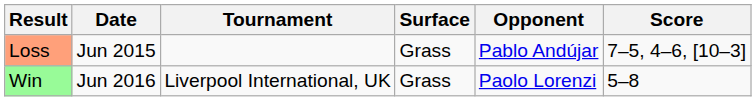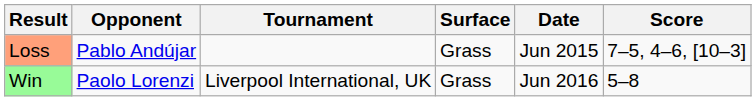columns swapped: (116, 19) <-> (539, 19)
